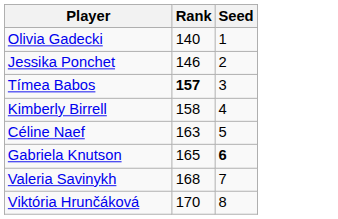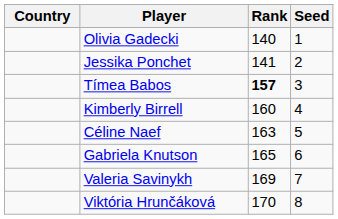+ column: (42, 16)
(188, 62) 146 -> (264, 62) 141
(188, 109) 158 -> (264, 109) 160
(223, 156) bold -> (298, 156) normal
(188, 179) 168 -> (264, 179) 169
